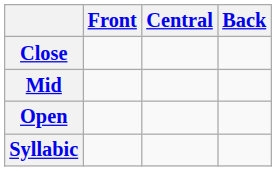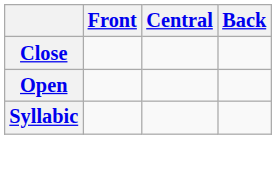- row: (44, 85)
